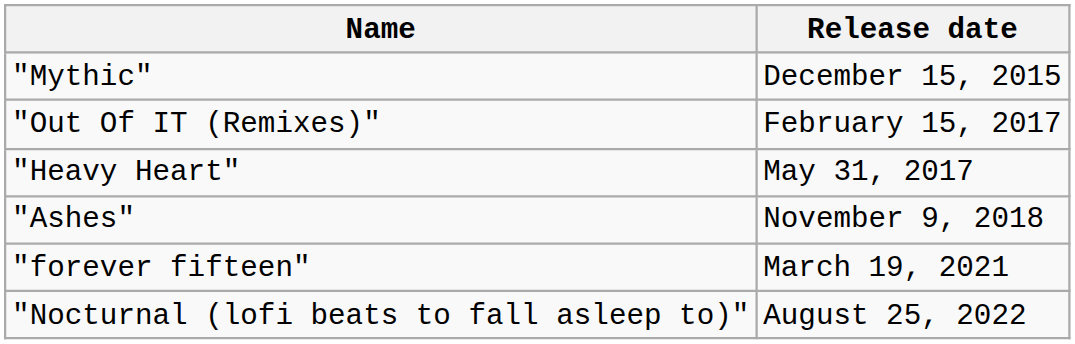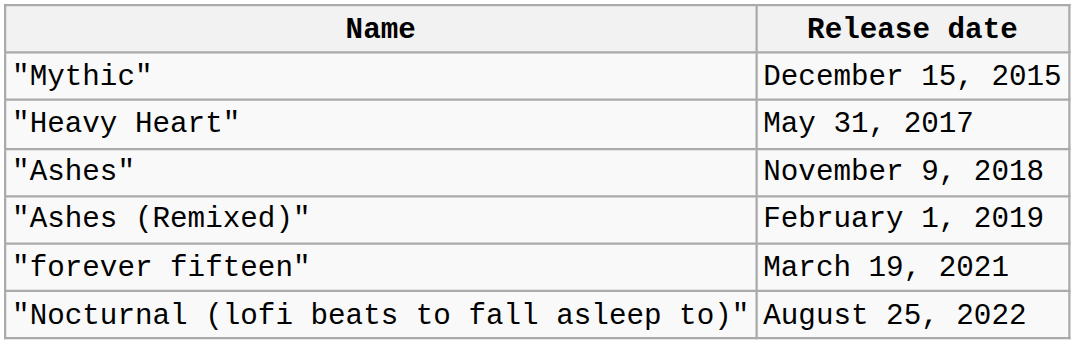- row: (196, 124)
+ row: (161, 220)
